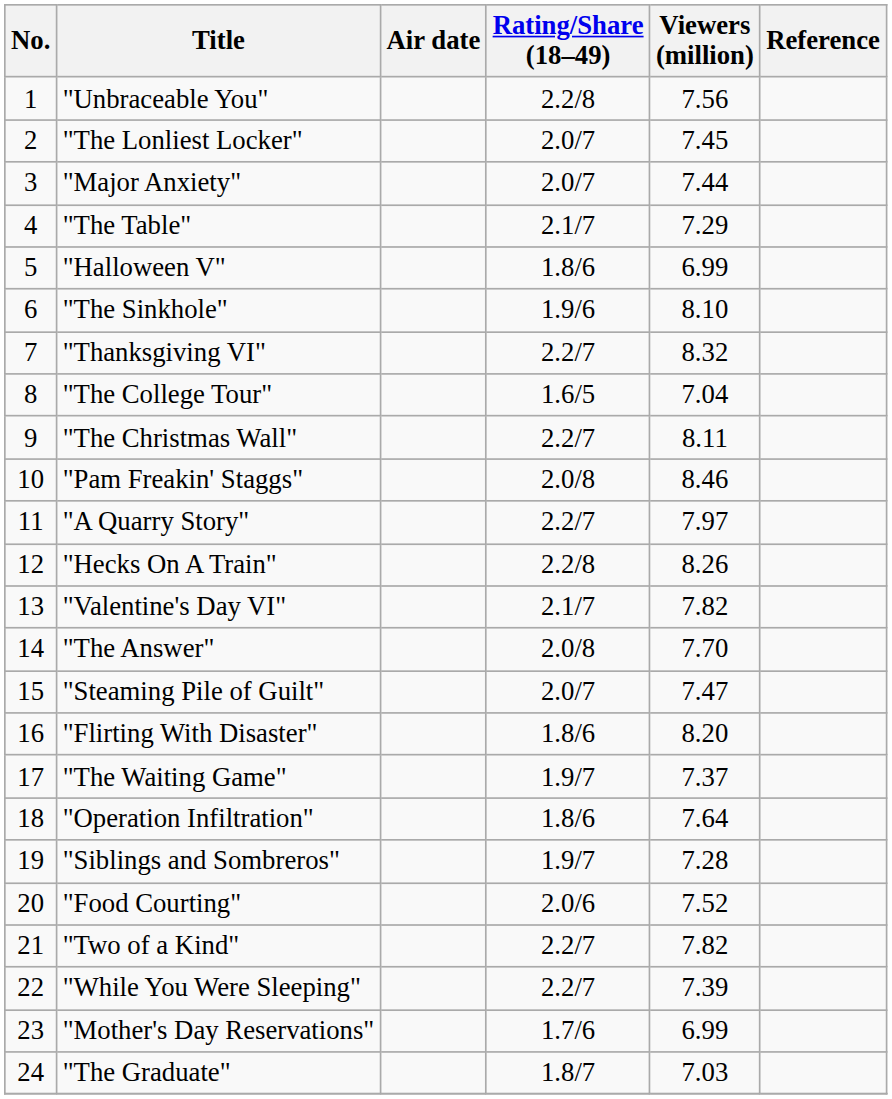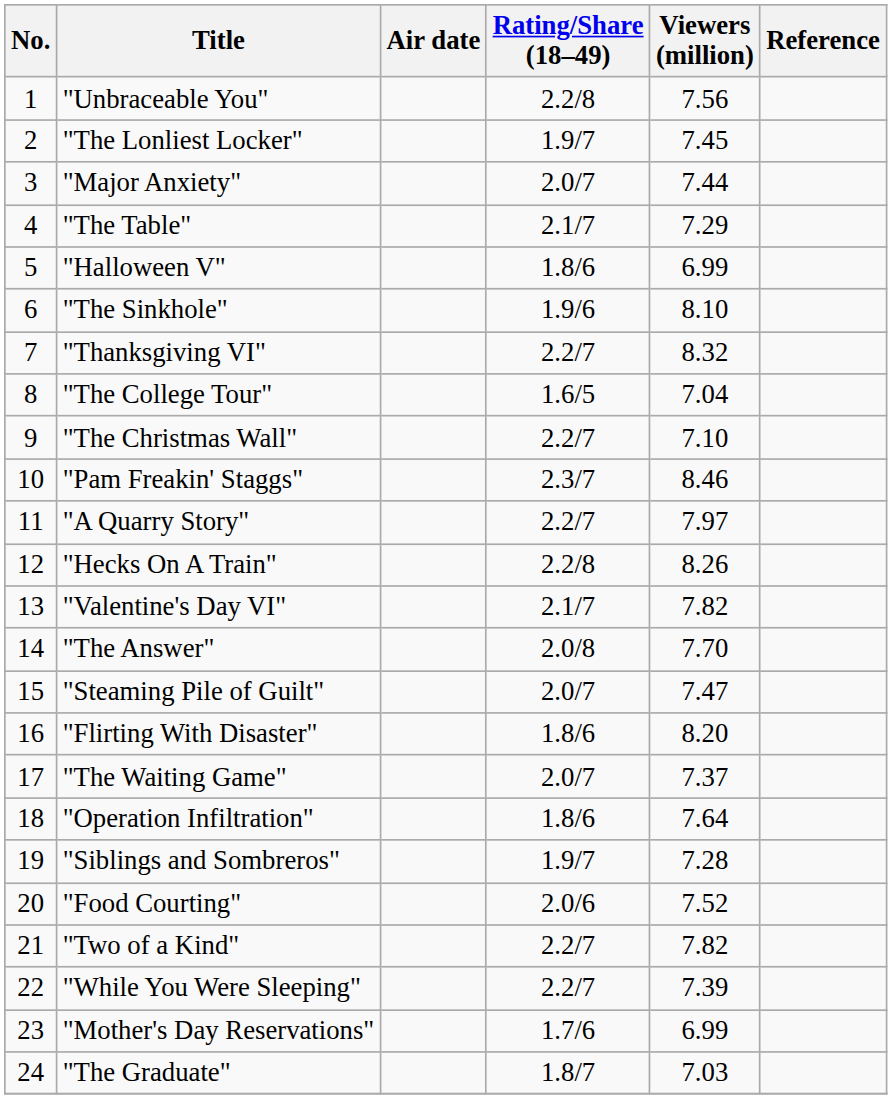(568, 140) 2.0/7 -> (568, 140) 1.9/7
(705, 437) 8.11 -> (705, 437) 7.10
(568, 479) 2.0/8 -> (568, 479) 2.3/7
(568, 776) 1.9/7 -> (568, 776) 2.0/7
